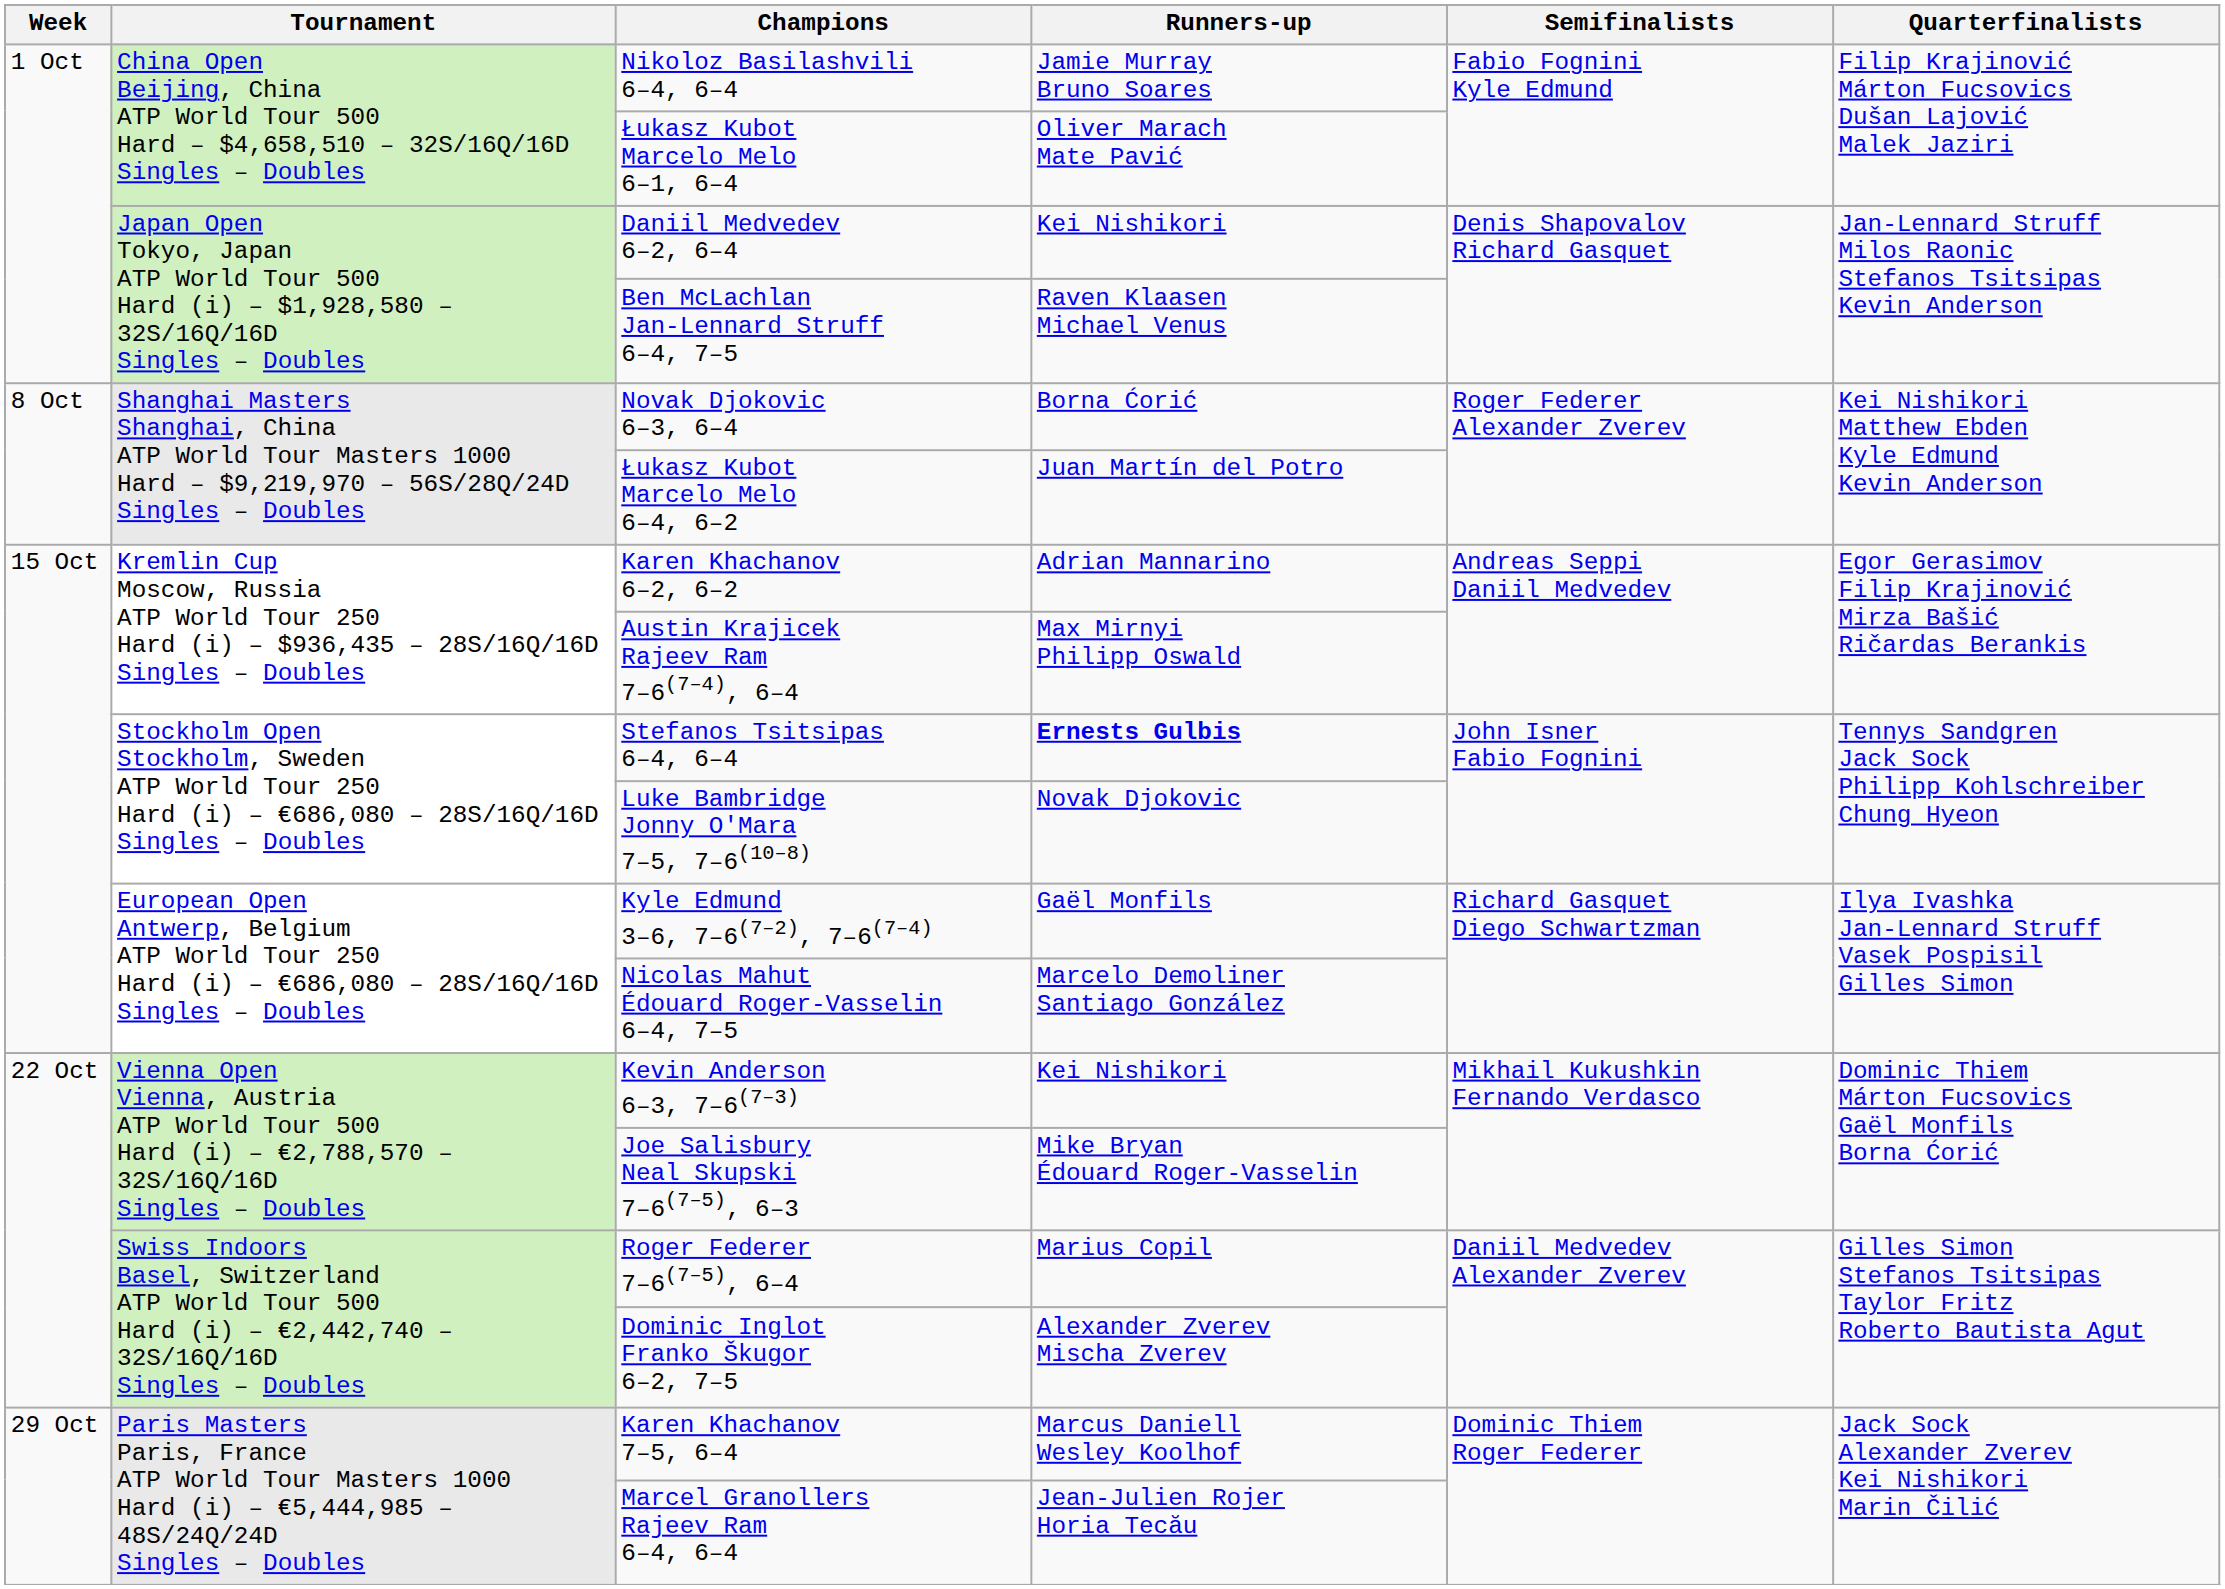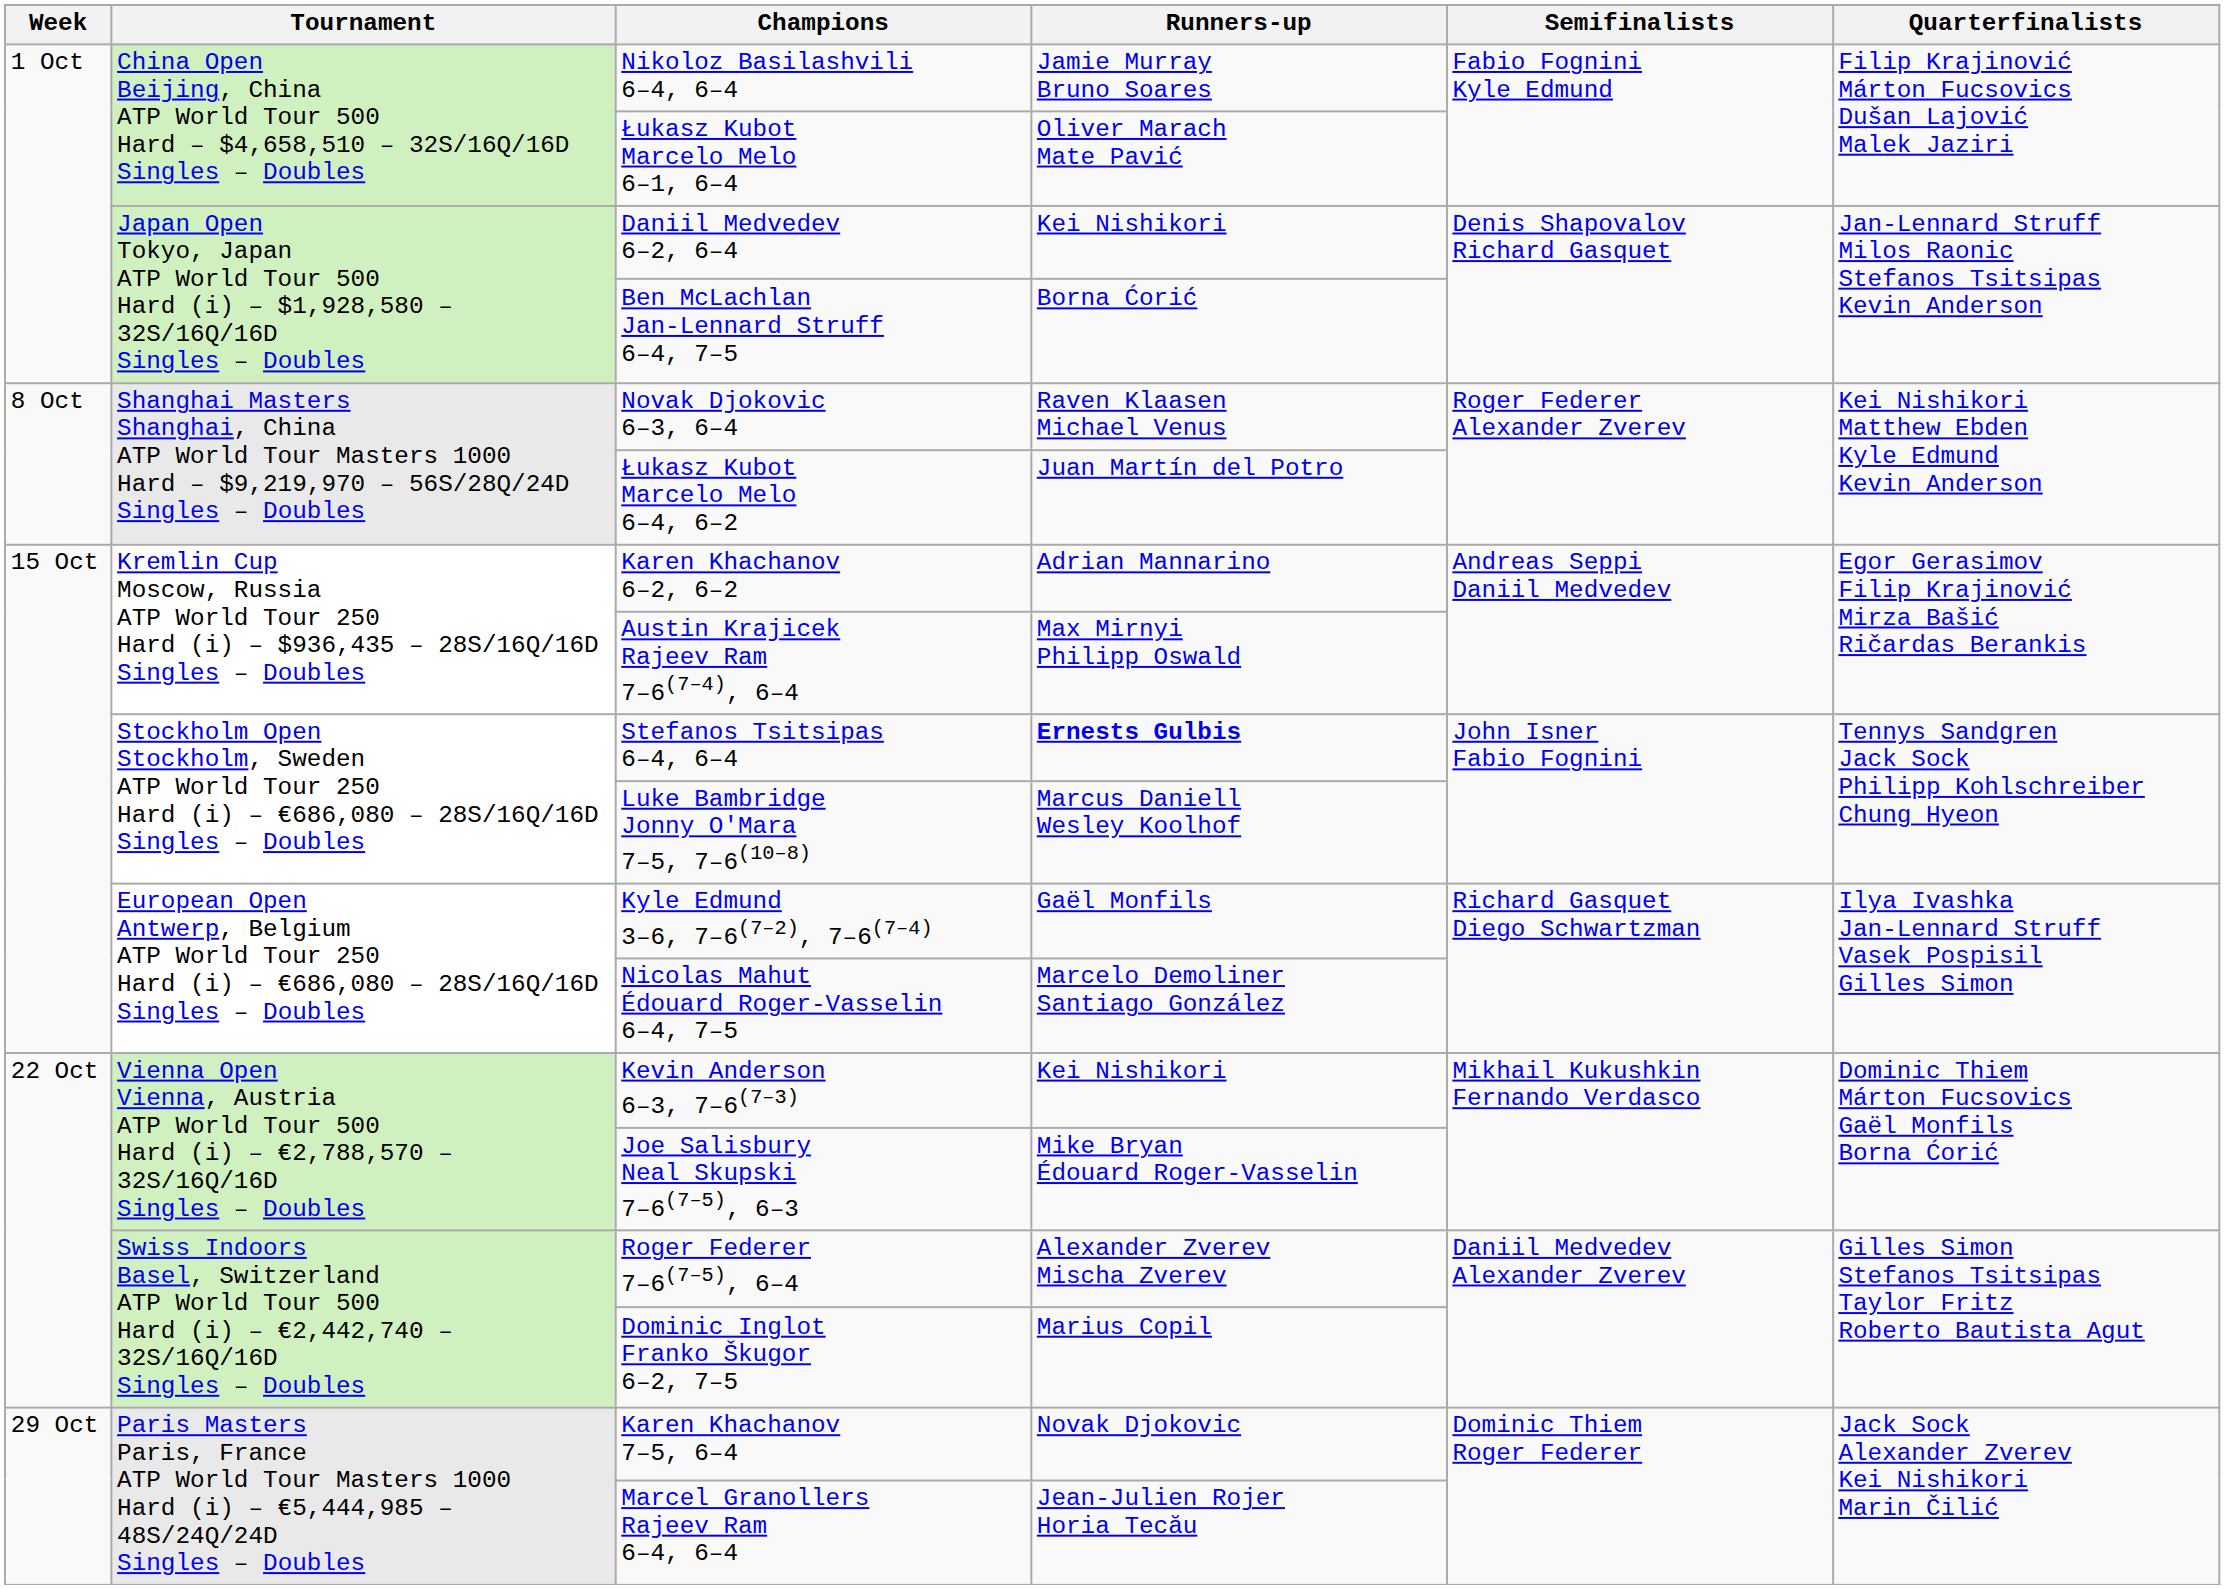(1132, 313) Raven Klaasen Michael Venus -> (1117, 299) Borna Ćorić
(1117, 403) Borna Ćorić -> (1132, 417) Raven Klaasen Michael Venus
(1139, 800) Novak Djokovic -> (1139, 814) Marcus Daniell Wesley Koolhof
(1124, 1250) Marius Copil -> (1154, 1263) Alexander Zverev Mischa Zverev
(1154, 1342) Alexander Zverev Mischa Zverev -> (1124, 1328) Marius Copil
(1139, 1441) Marcus Daniell Wesley Koolhof -> (1139, 1427) Novak Djokovic
